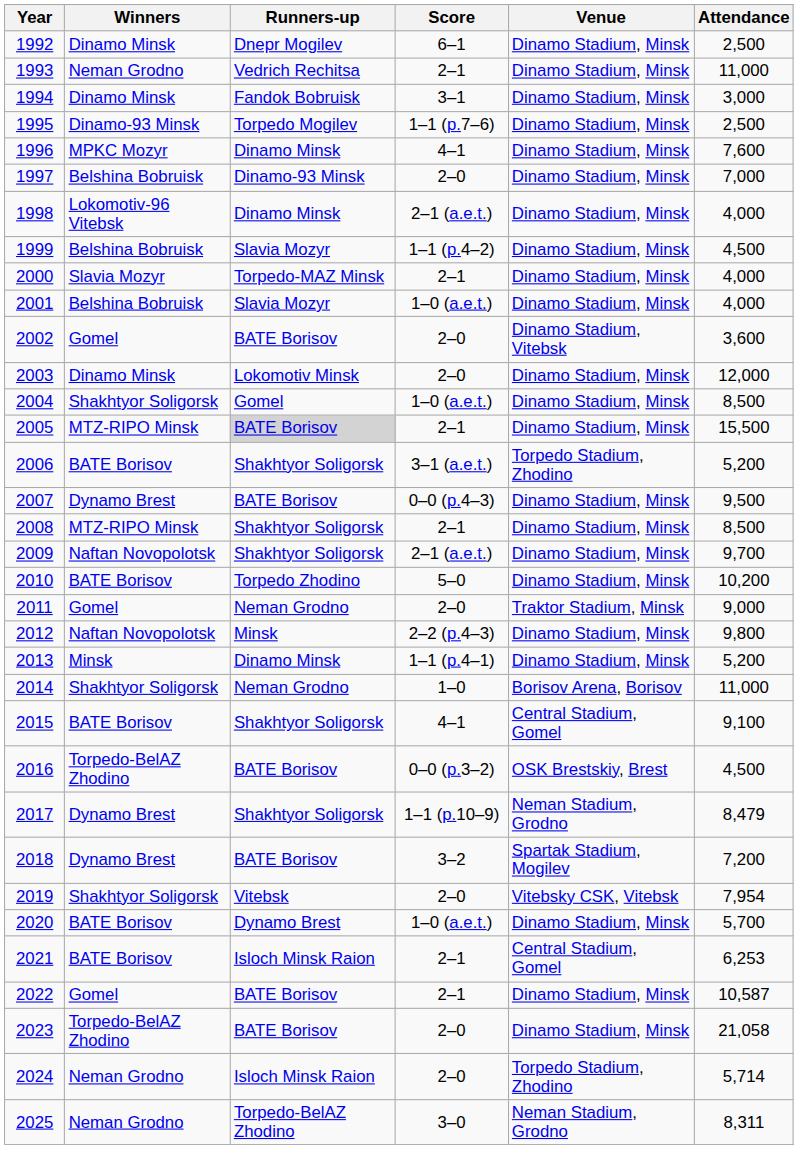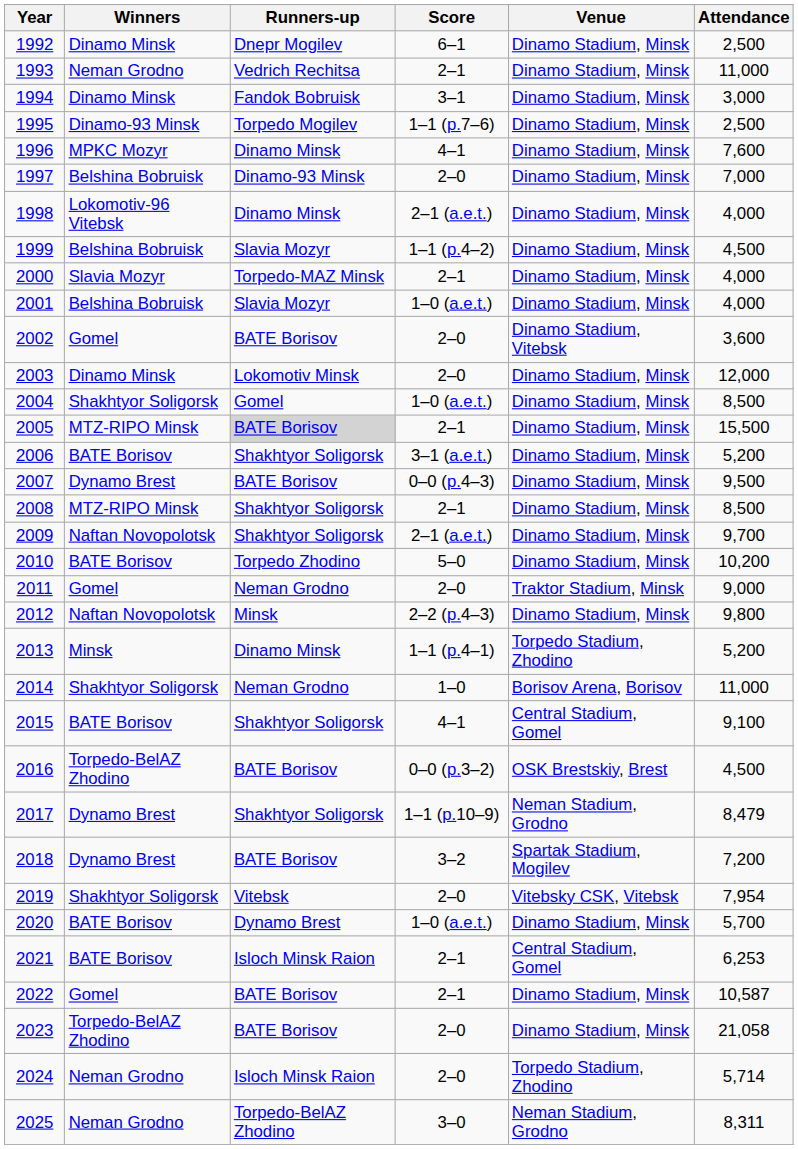(578, 464) Torpedo Stadium, Zhodino -> (601, 455) Dinamo Stadium, Minsk
(601, 660) Dinamo Stadium, Minsk -> (578, 651) Torpedo Stadium, Zhodino
